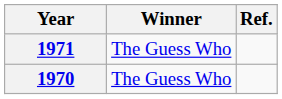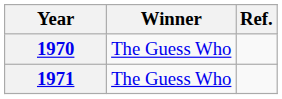rows swapped: (56, 78) <-> (56, 49)
